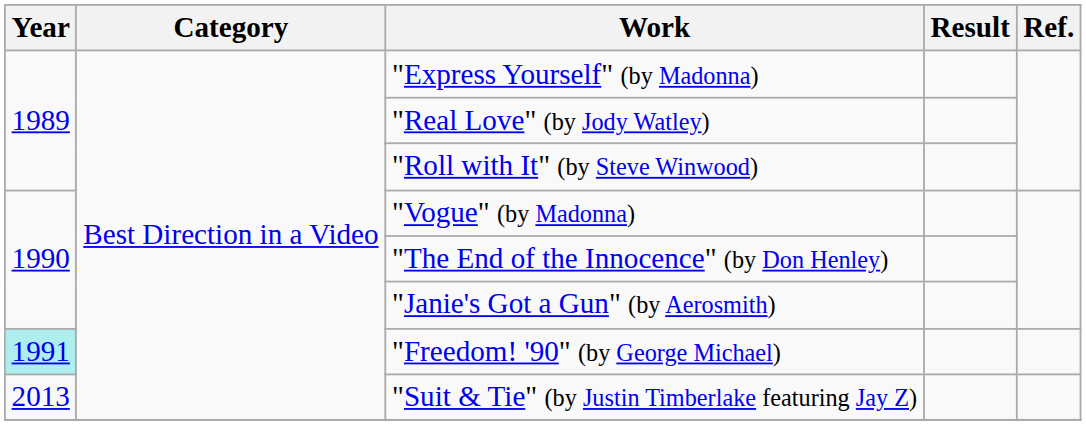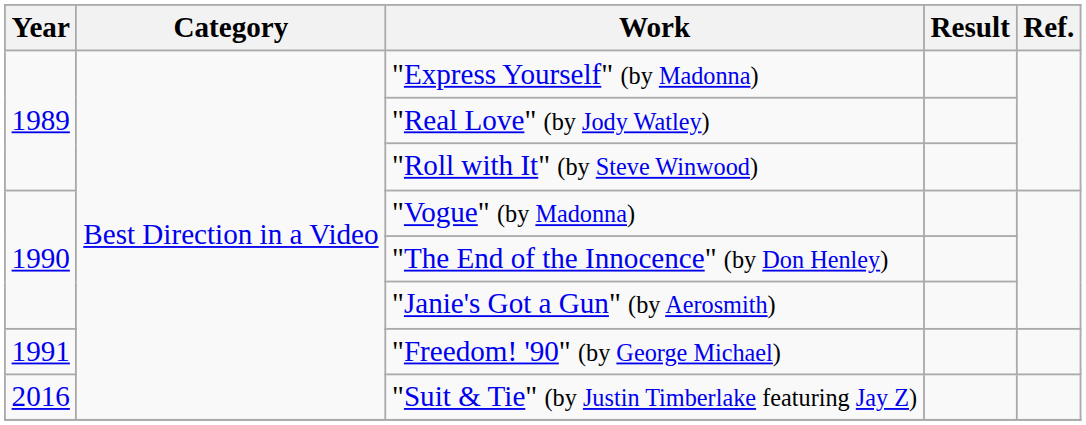(41, 350) paleturquoise background -> (41, 350) no background
(41, 397) 2013 -> (41, 397) 2016
